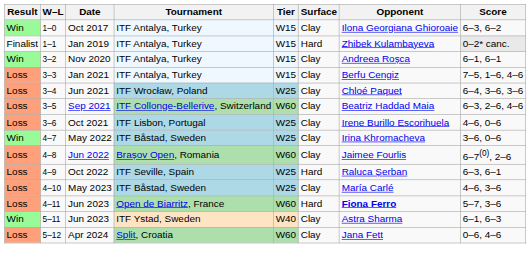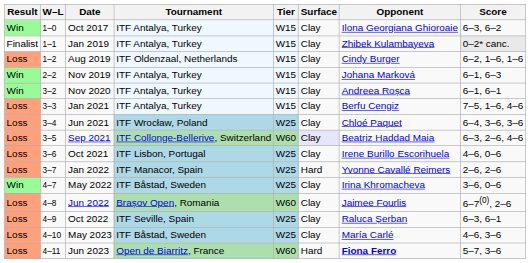(311, 43) Hard -> (311, 43) Clay
+ row: (49, 60)
+ row: (49, 75)
(311, 106) no background -> (311, 138) lavender background
+ row: (49, 170)
(311, 172) Hard -> (311, 219) Clay
- row: (51, 220)
- row: (52, 235)
